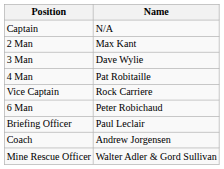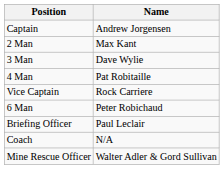(104, 28) N/A -> (133, 28) Andrew Jorgensen
(133, 140) Andrew Jorgensen -> (104, 140) N/A
